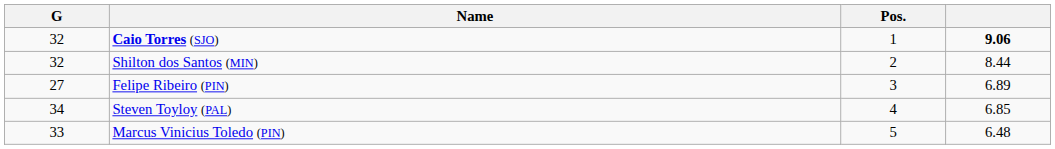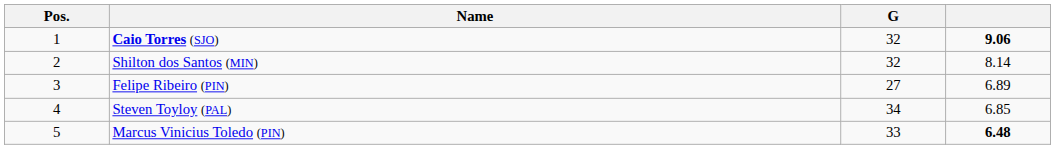columns swapped: (893, 16) <-> (57, 16)
(998, 62) 8.44 -> (998, 62) 8.14
(998, 132) normal -> (998, 132) bold
